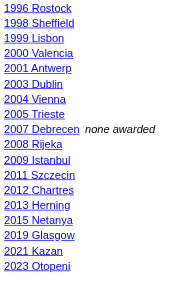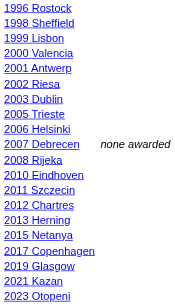+ row: (32, 84)
- row: (35, 99)
+ row: (37, 129)
- row: (37, 160)
+ row: (44, 175)
+ row: (50, 251)
